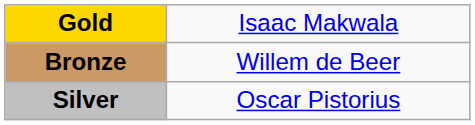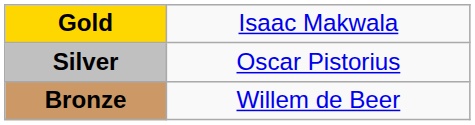rows swapped: (86, 100) <-> (86, 61)
